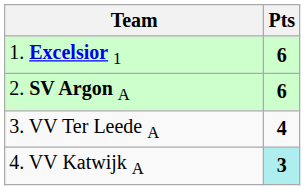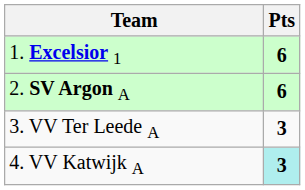(282, 128) 4 -> (282, 128) 3
